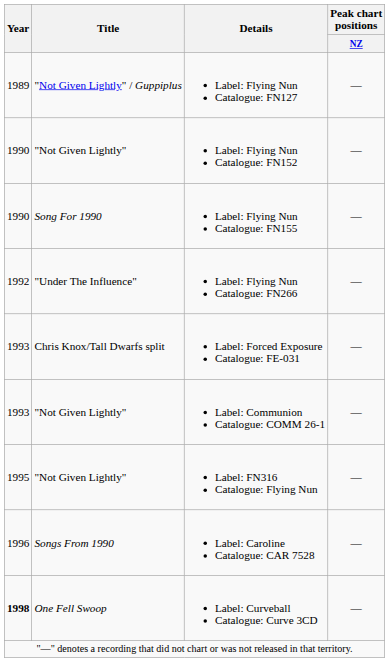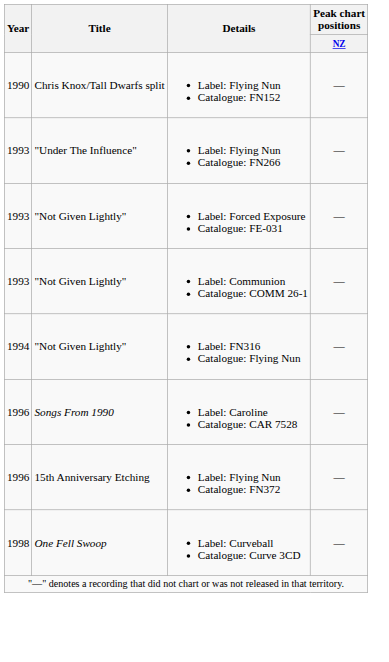- row: (256, 91)
(80, 150) "Not Given Lightly" -> (100, 85) Chris Knox/Tall Dwarfs split
- row: (256, 222)
(18, 281) 1992 -> (18, 150) 1993
(100, 346) Chris Knox/Tall Dwarfs split -> (80, 216) "Not Given Lightly"
(18, 477) 1995 -> (18, 346) 1994
+ row: (239, 484)
(18, 608) bold -> (18, 542) normal
